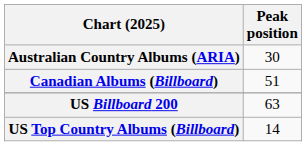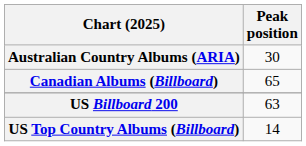(272, 81) 51 -> (272, 81) 65
